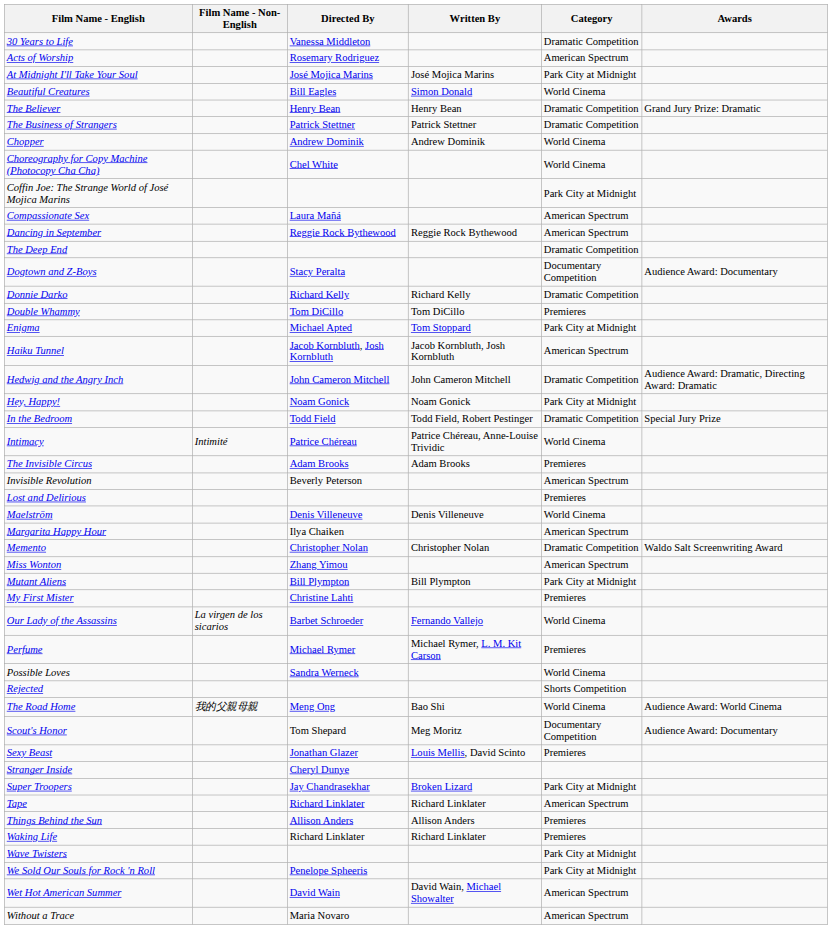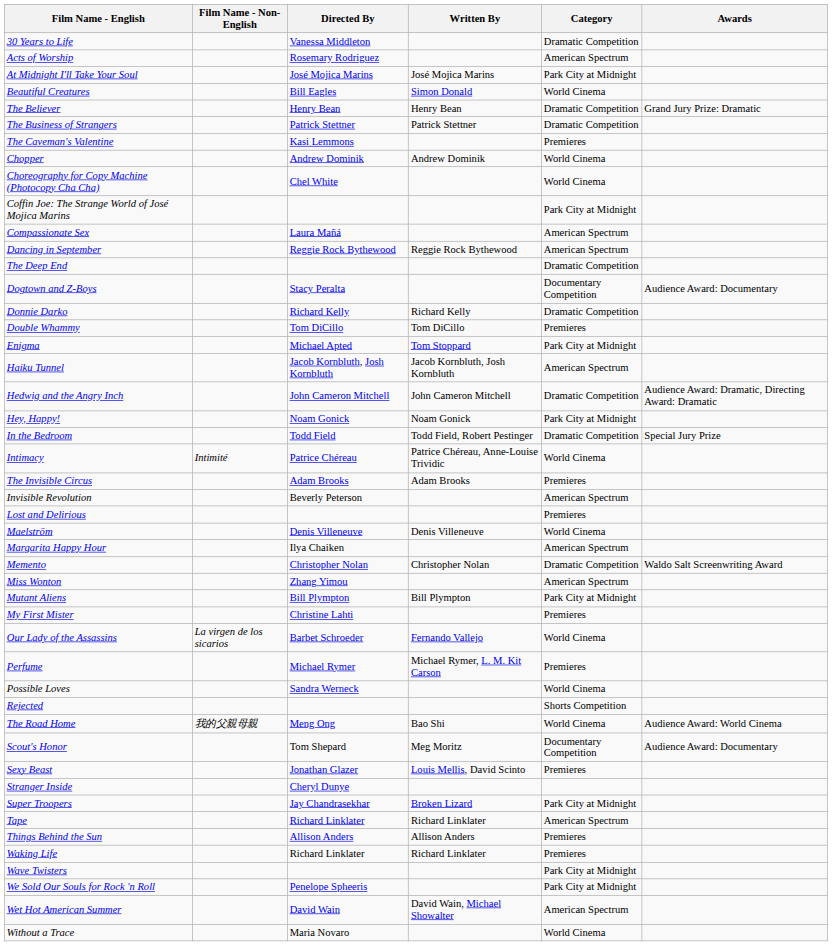+ row: (60, 141)
(586, 915) American Spectrum -> (575, 932) World Cinema
